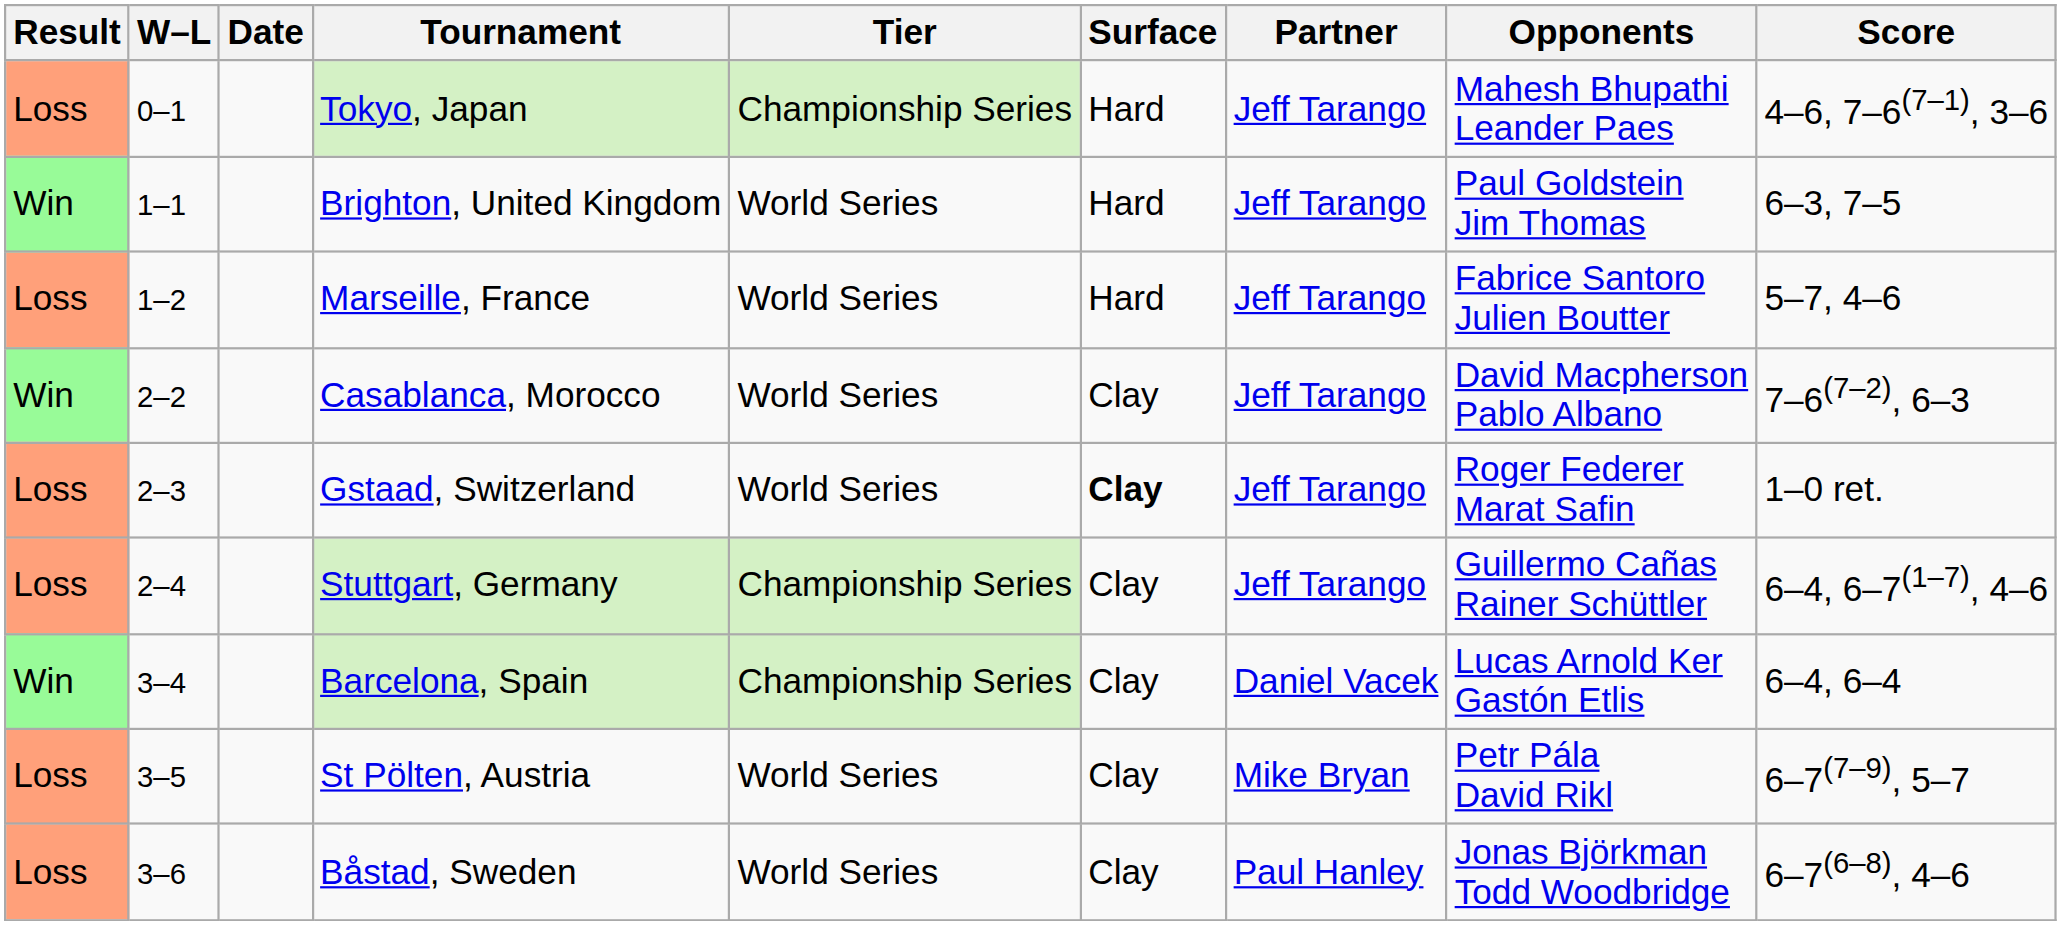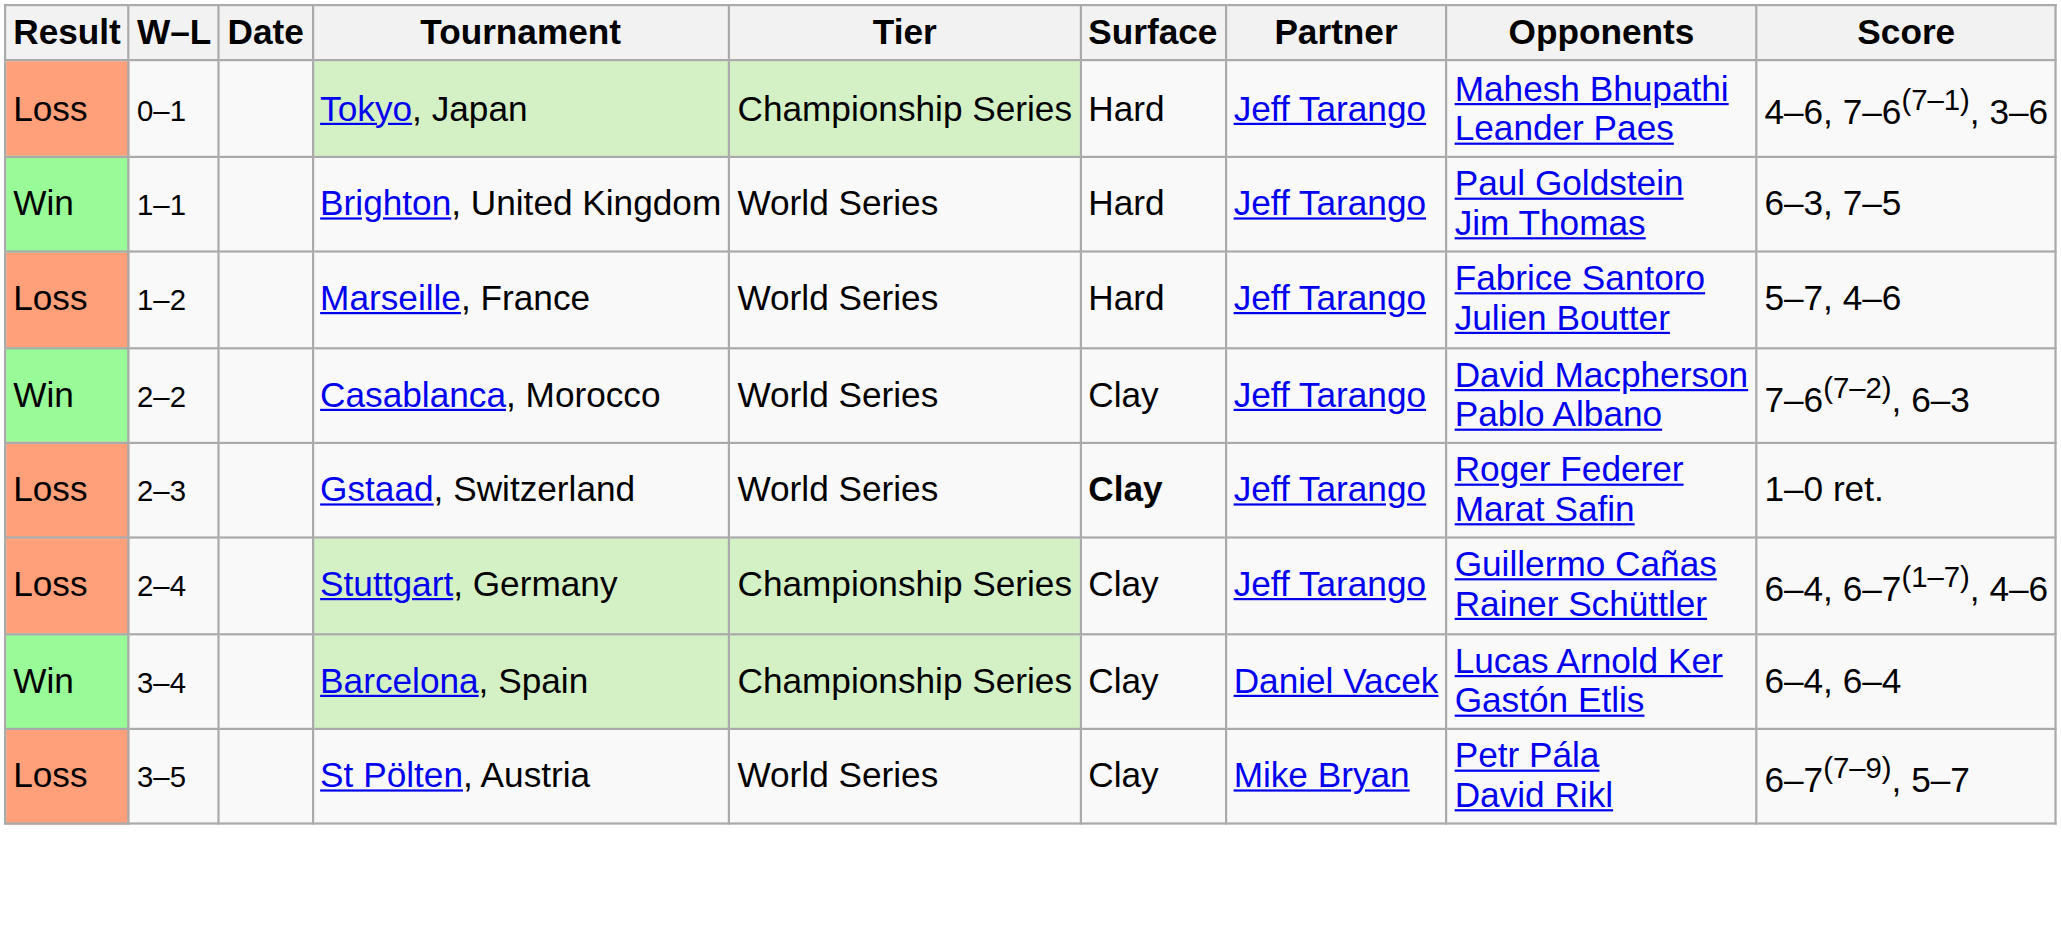- row: (448, 871)
